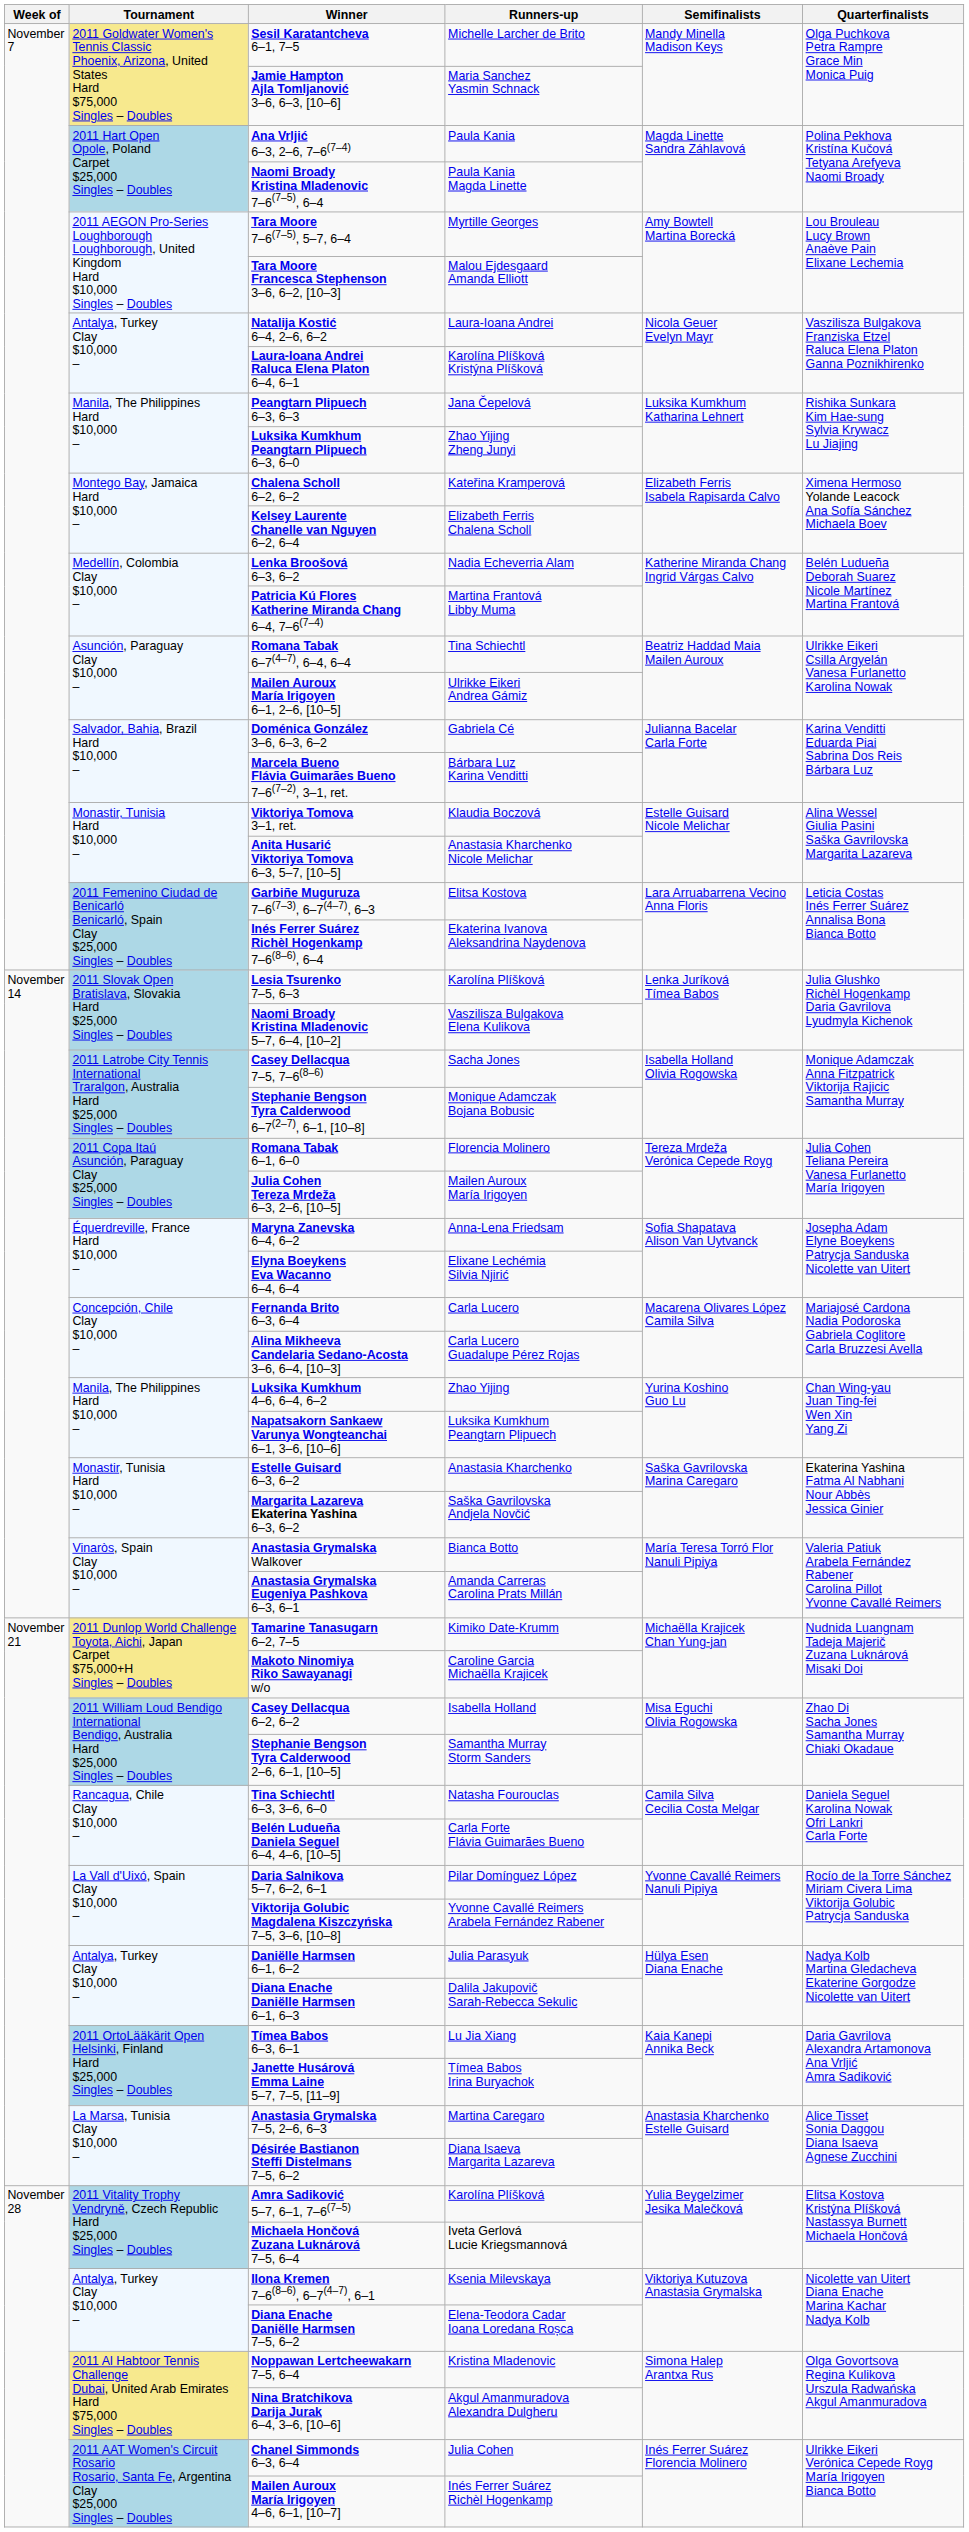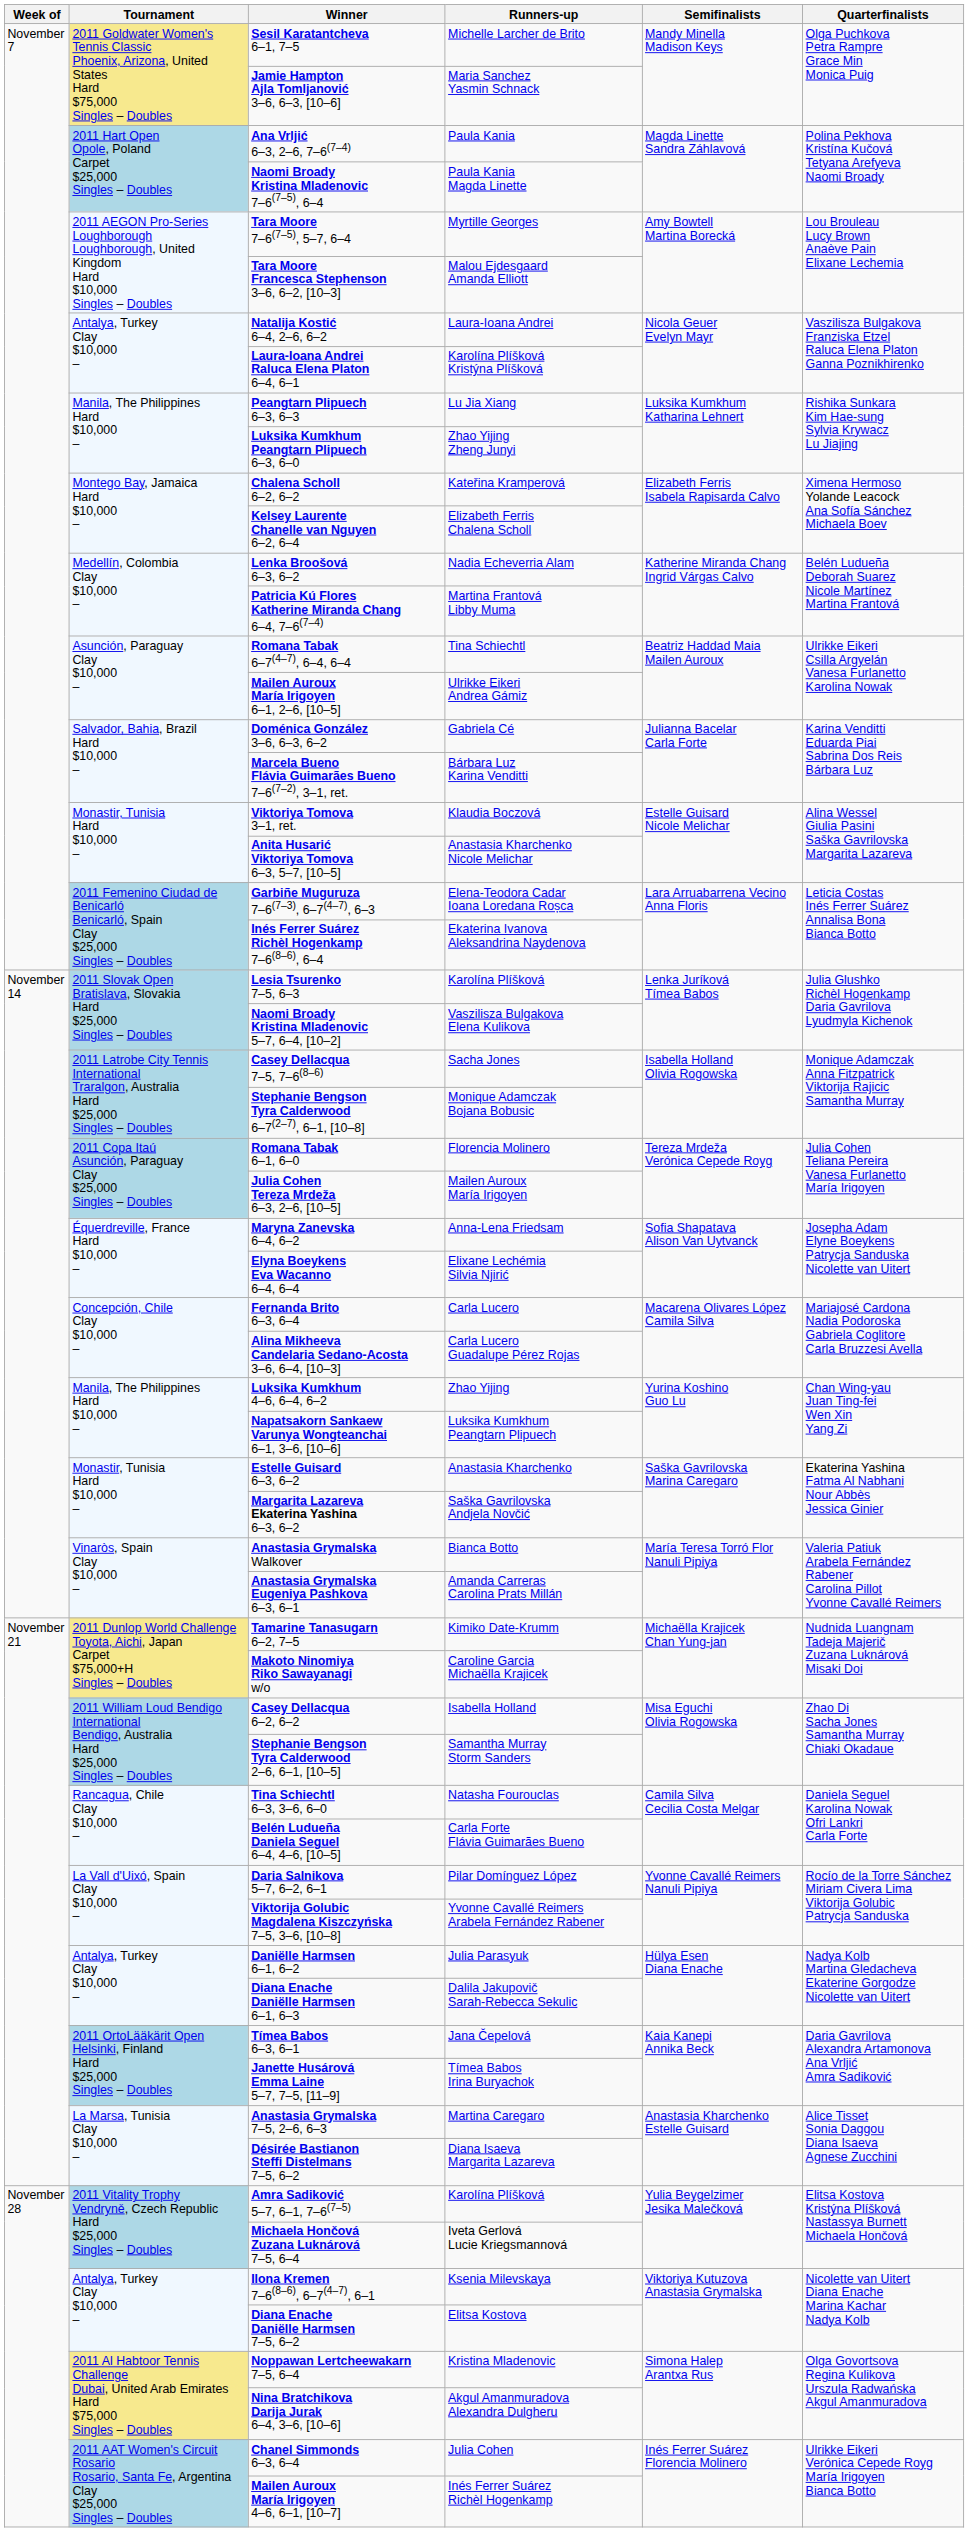(489, 402) Jana Čepelová -> (482, 402) Lu Jia Xiang
(487, 892) Elitsa Kostova -> (511, 899) Elena-Teodora Cadar Ioana Loredana Roșca
(482, 2035) Lu Jia Xiang -> (489, 2035) Jana Čepelová
(511, 2321) Elena-Teodora Cadar Ioana Loredana Roșca -> (487, 2314) Elitsa Kostova
